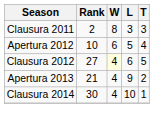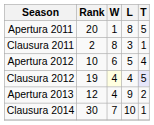+ row: (41, 29)
(144, 29) 3 -> (144, 45) 1
(92, 62) 27 -> (92, 78) 19
(130, 62) 6 -> (130, 78) 4
(144, 62) no background -> (144, 78) lavender background
(92, 78) 21 -> (92, 95) 12
(114, 95) 4 -> (114, 111) 7
